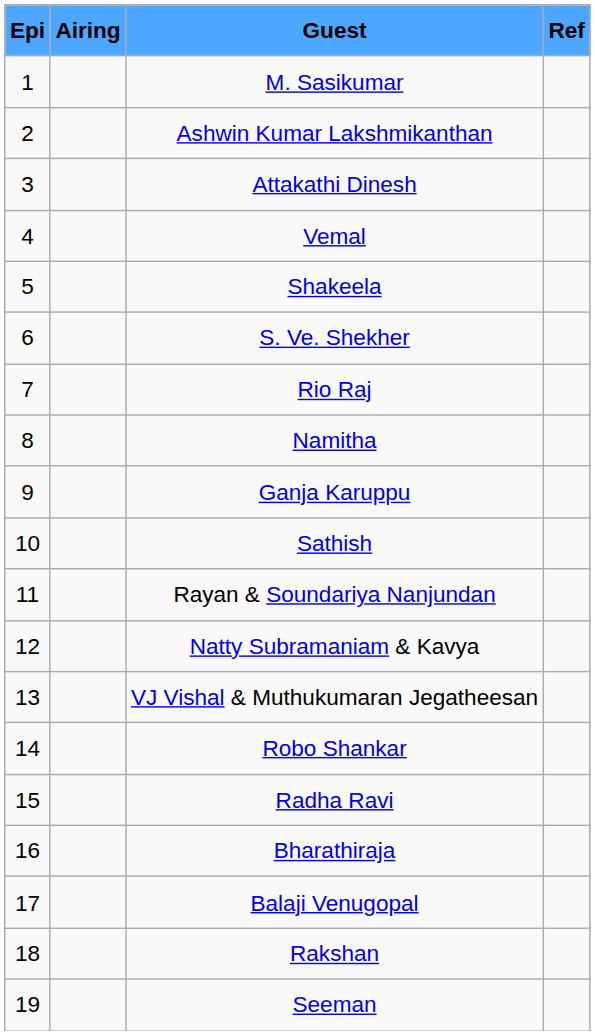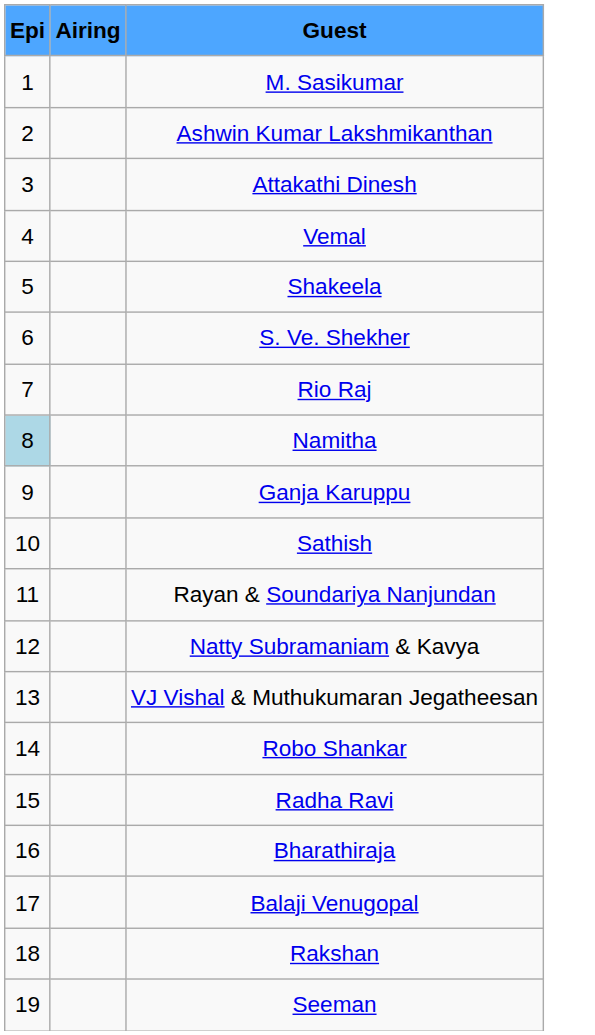- column: (567, 30)
(27, 441) no background -> (27, 441) lightblue background
